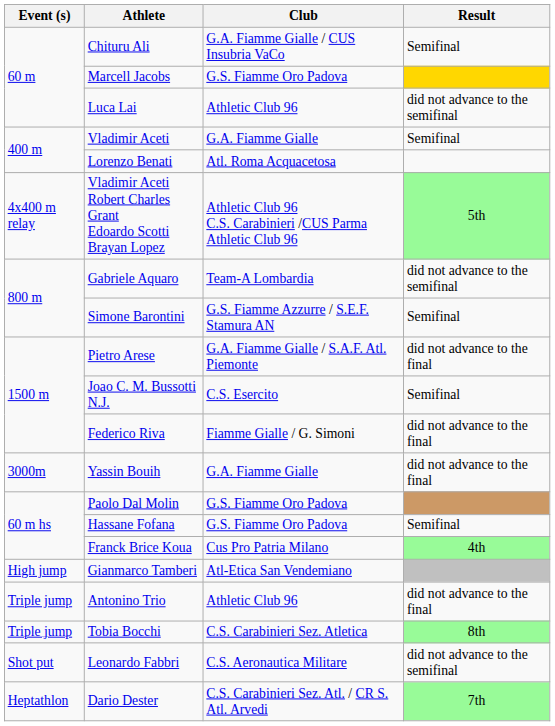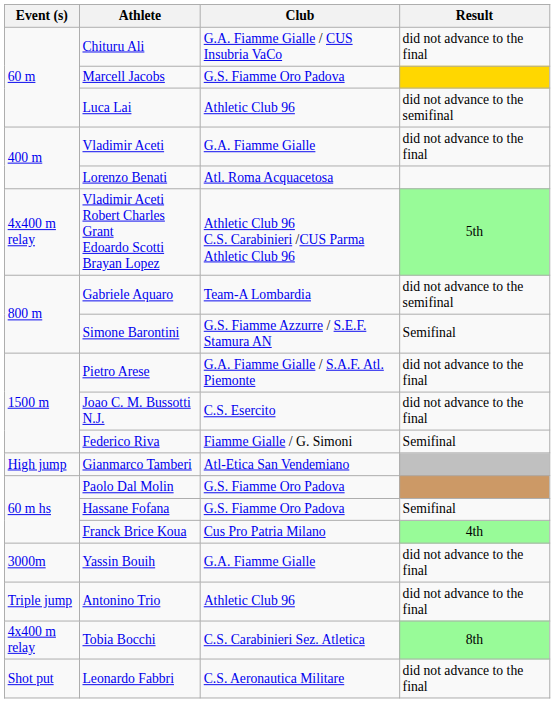(434, 46) Semifinal -> (463, 46) did not advance to the final
(434, 138) Semifinal -> (463, 146) did not advance to the final
(434, 395) Semifinal -> (463, 411) did not advance to the final
(467, 433) did not advance to the final -> (429, 442) Semifinal
rows swapped: (124, 472) <-> (142, 570)
(40, 632) Triple jump -> (32, 640) 4x400 m relay
(467, 662) did not advance to the semifinal -> (463, 679) did not advance to the final
- row: (123, 701)
